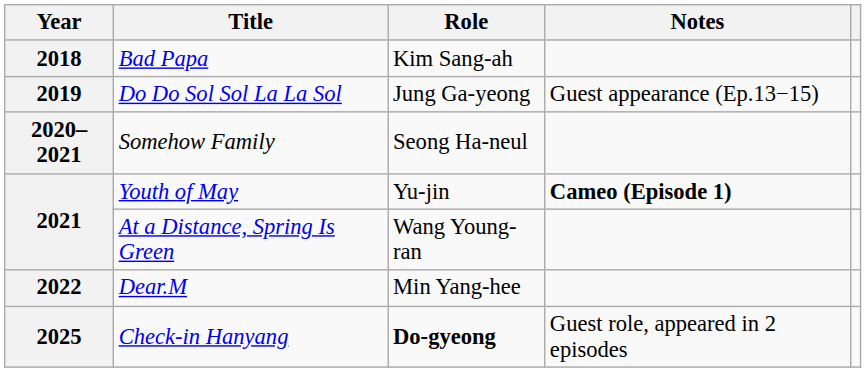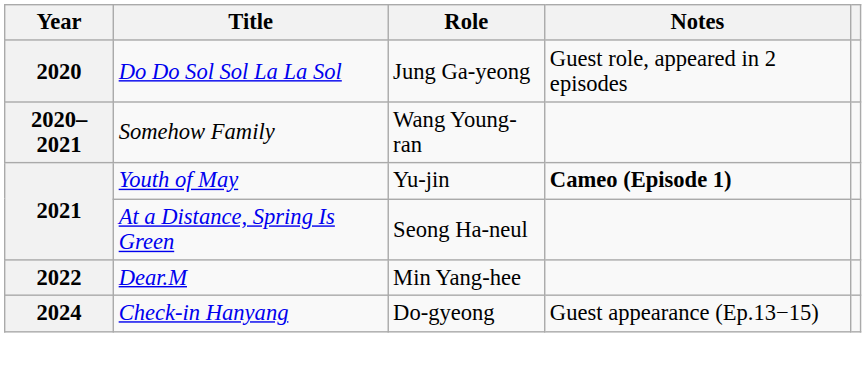- row: (163, 58)
(59, 93) 2019 -> (59, 70) 2020
(684, 93) Guest appearance (Ep.13−15) -> (663, 70) Guest role, appeared in 2 episodes
(460, 142) Seong Ha-neul -> (455, 132) Wang Young-ran
(455, 239) Wang Young-ran -> (460, 228) Seong Ha-neul
(59, 336) 2025 -> (59, 313) 2024
(444, 336) bold -> (444, 313) normal
(663, 336) Guest role, appeared in 2 episodes -> (684, 313) Guest appearance (Ep.13−15)
